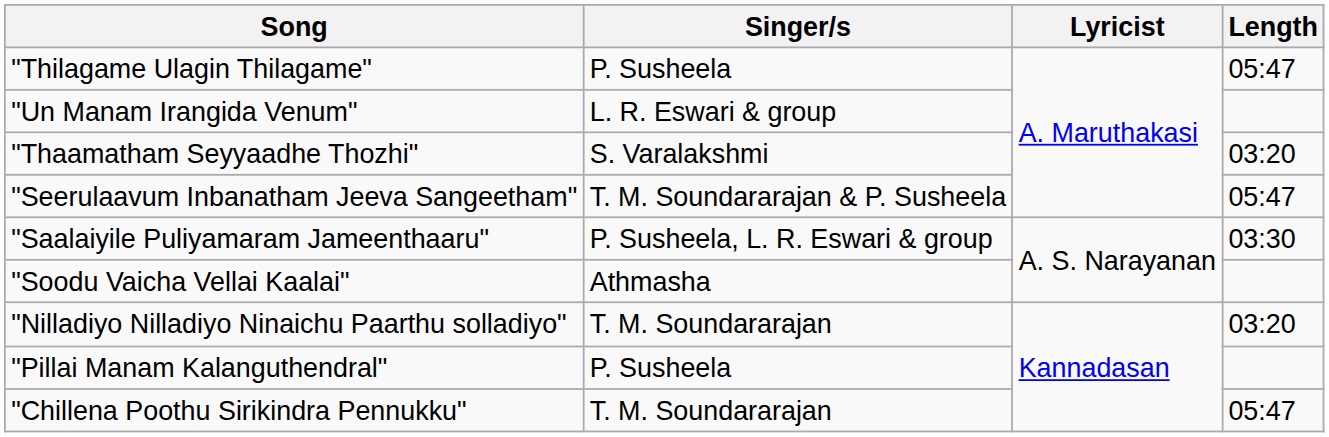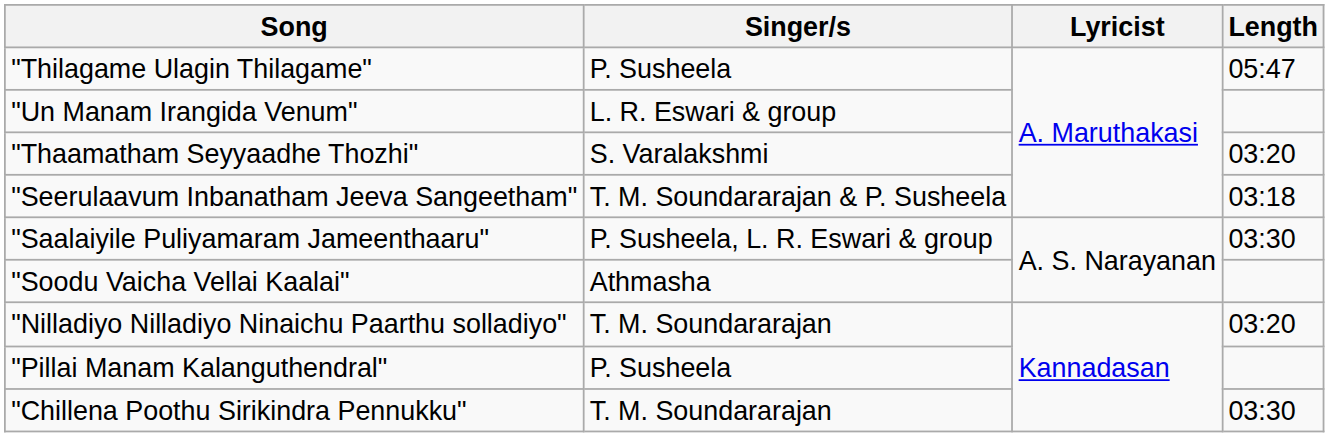(1262, 197) 05:47 -> (1262, 197) 03:18
(1262, 410) 05:47 -> (1262, 410) 03:30
